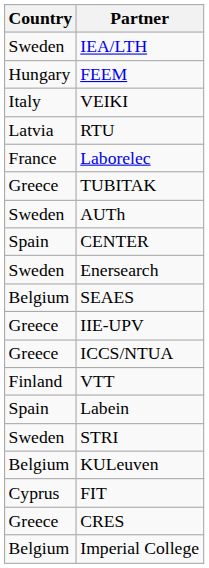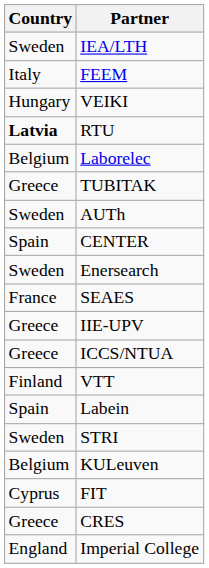(39, 74) Hungary -> (25, 74) Italy
(25, 102) Italy -> (39, 102) Hungary
(31, 130) normal -> (33, 130) bold
(33, 158) France -> (39, 158) Belgium
(39, 297) Belgium -> (33, 297) France
(39, 548) Belgium -> (38, 548) England
